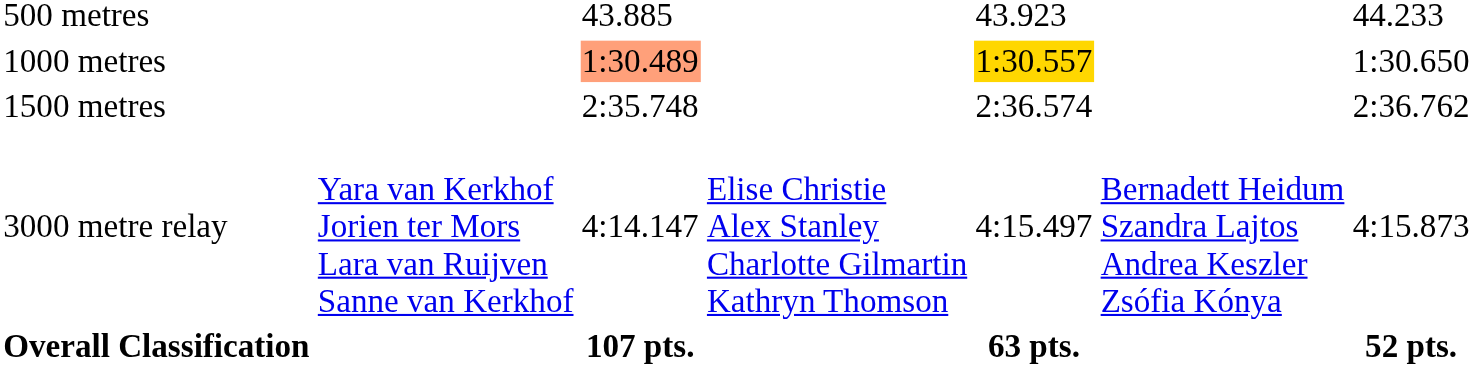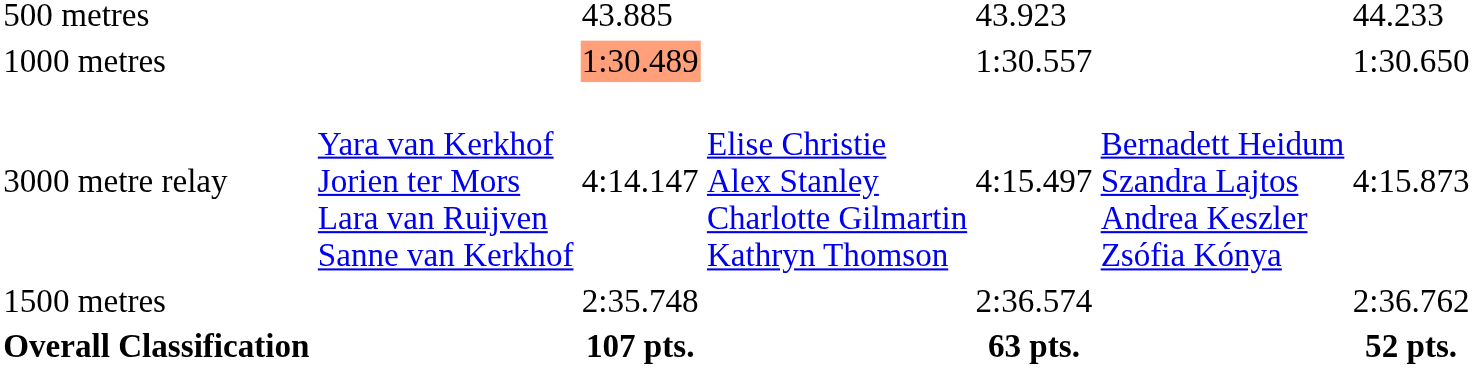(1034, 60) gold background -> (1034, 60) no background
rows swapped: (85, 106) <-> (115, 226)
